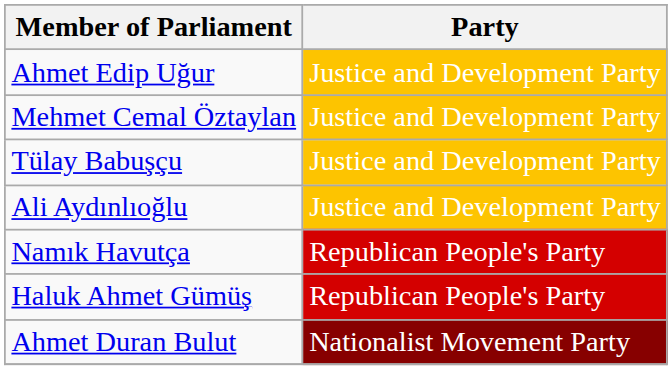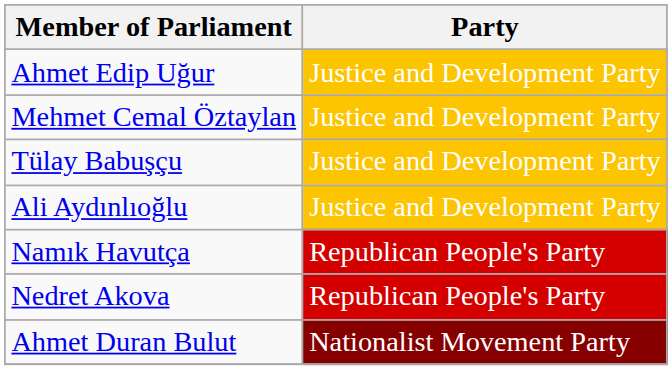+ row: (90, 296)
- row: (132, 296)
